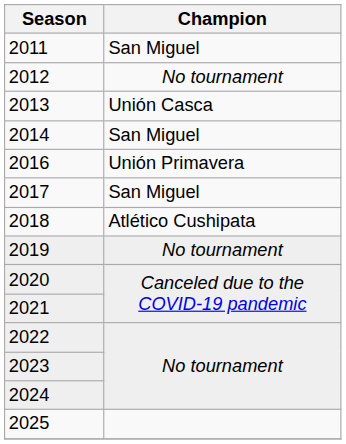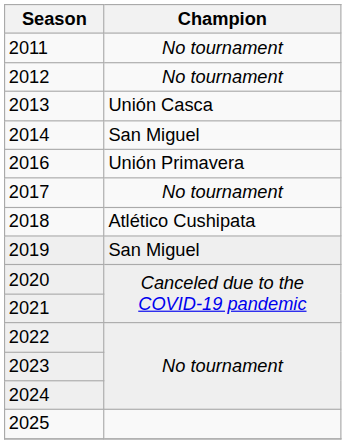(154, 47) San Miguel -> (222, 47) No tournament
(154, 192) San Miguel -> (222, 192) No tournament
(222, 250) No tournament -> (154, 250) San Miguel
